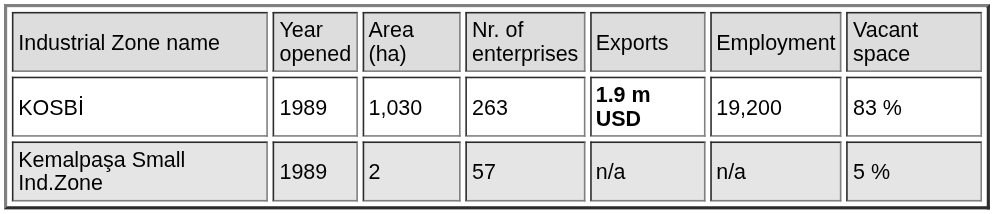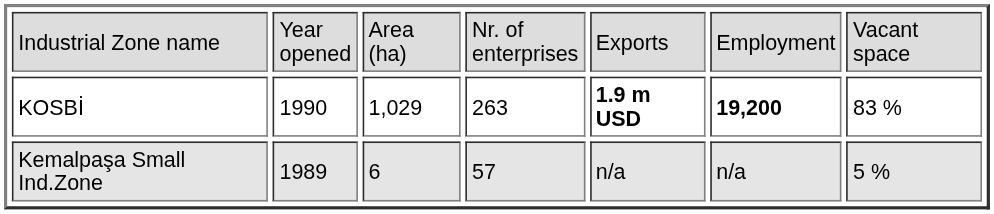(303, 107) 1989 -> (303, 107) 1990
(395, 107) 1,030 -> (395, 107) 1,029
(749, 107) normal -> (749, 107) bold
(374, 171) 2 -> (374, 171) 6
